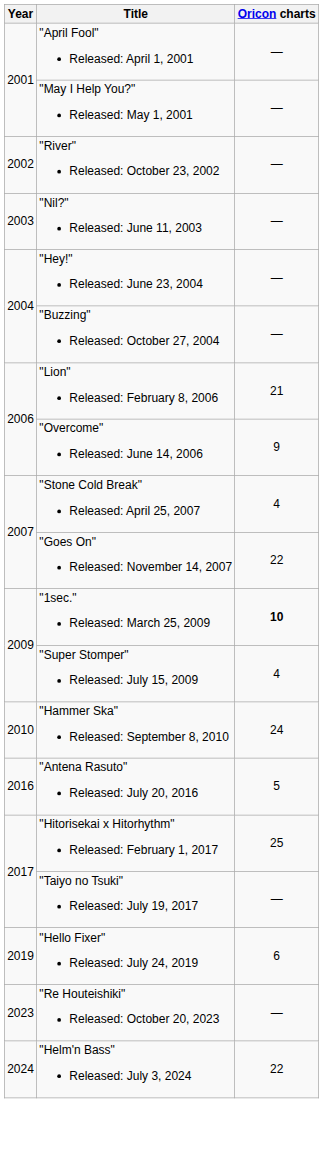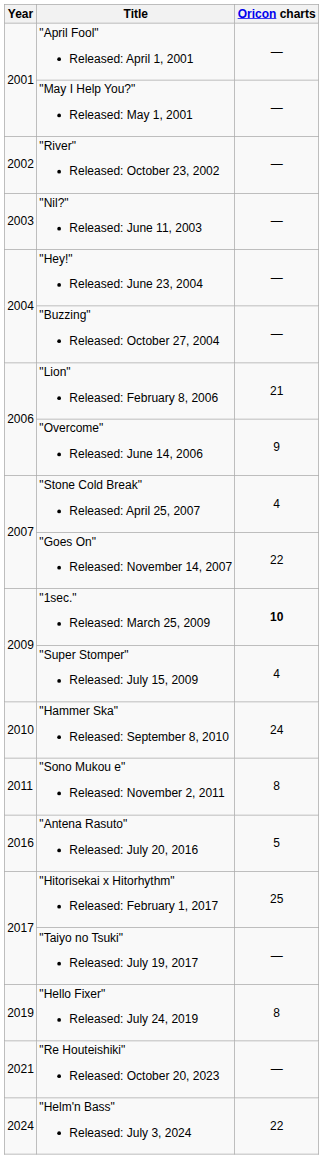+ row: (136, 781)
(277, 956) 6 -> (277, 1012) 8
(20, 1012) 2023 -> (20, 1069) 2021
